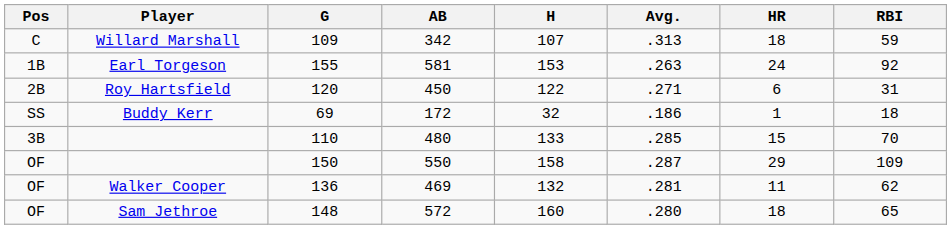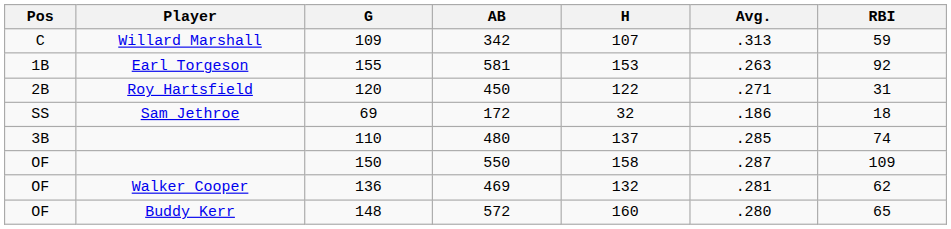- column: (777, 17)
(168, 114) Buddy Kerr -> (190, 114) Sam Jethroe
(551, 139) 133 -> (625, 139) 137
(890, 139) 70 -> (882, 139) 74
(168, 212) Sam Jethroe -> (190, 212) Buddy Kerr
